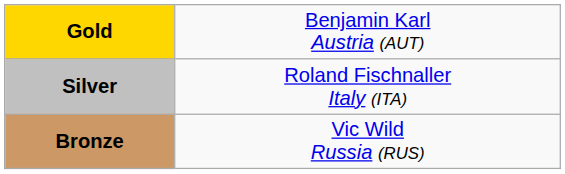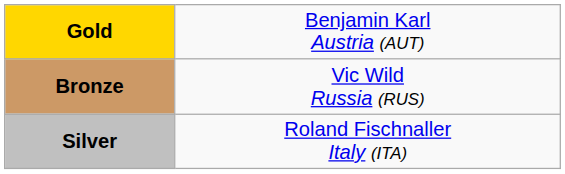rows swapped: (90, 86) <-> (90, 141)
